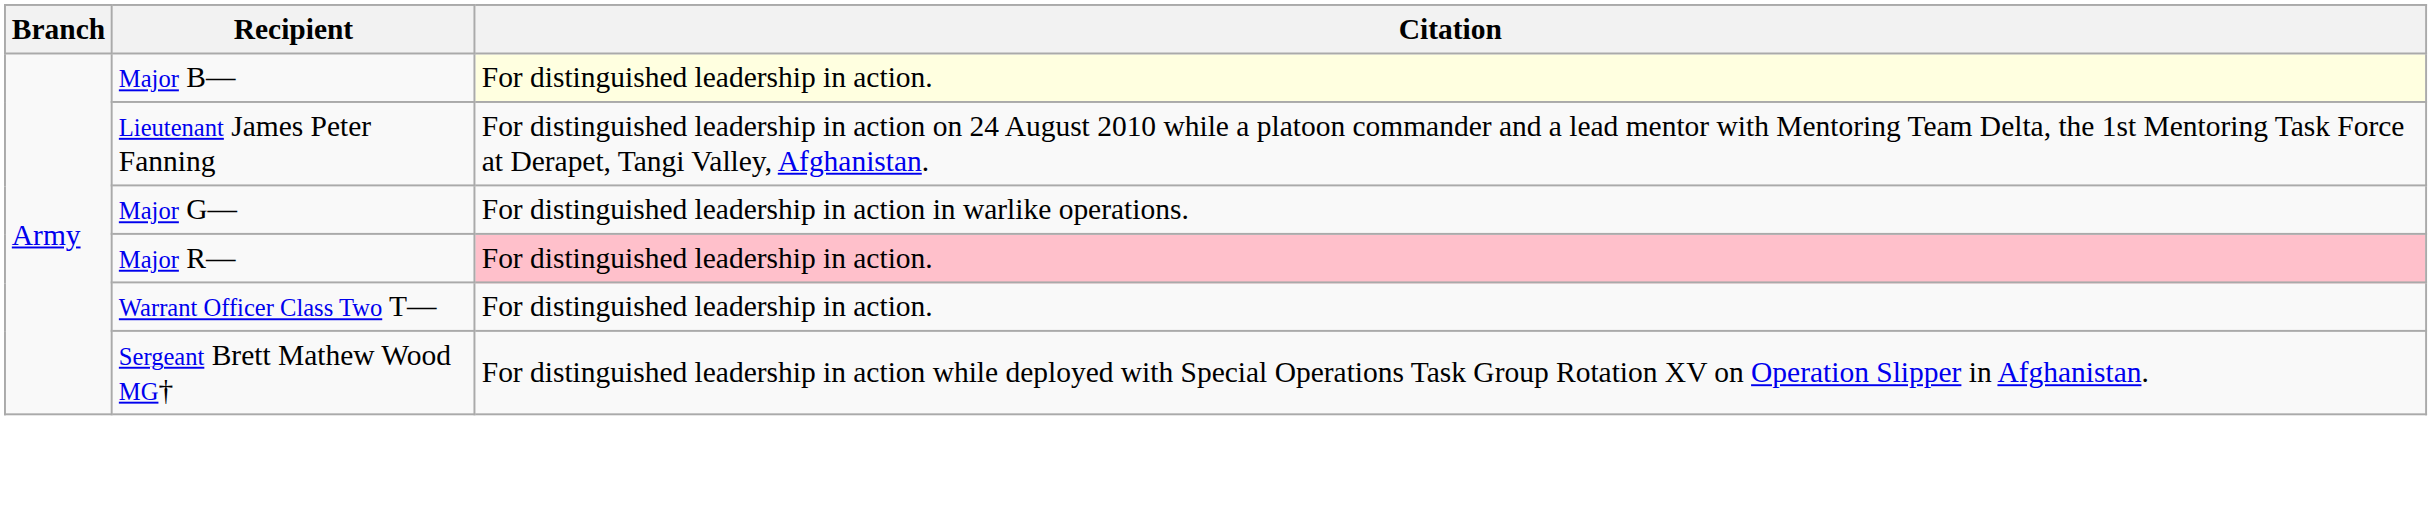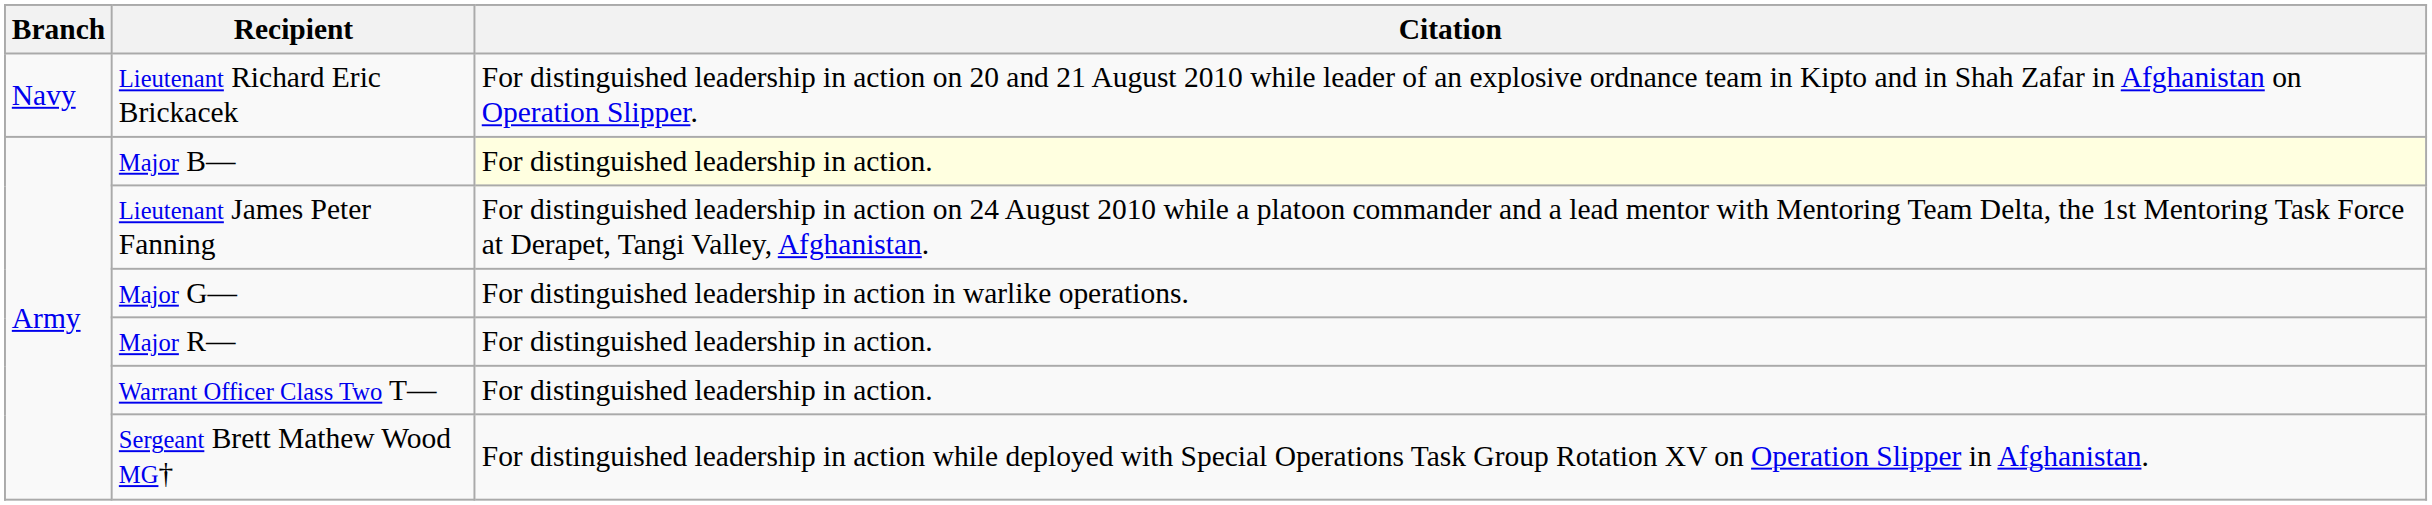+ row: (250, 95)
(707, 258) pink background -> (707, 341) no background
